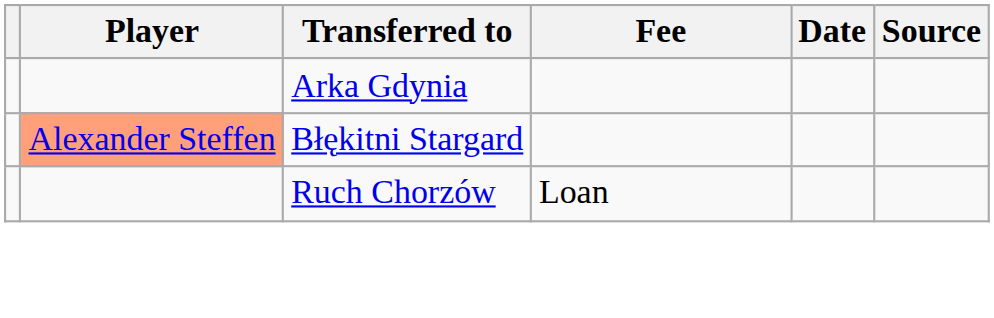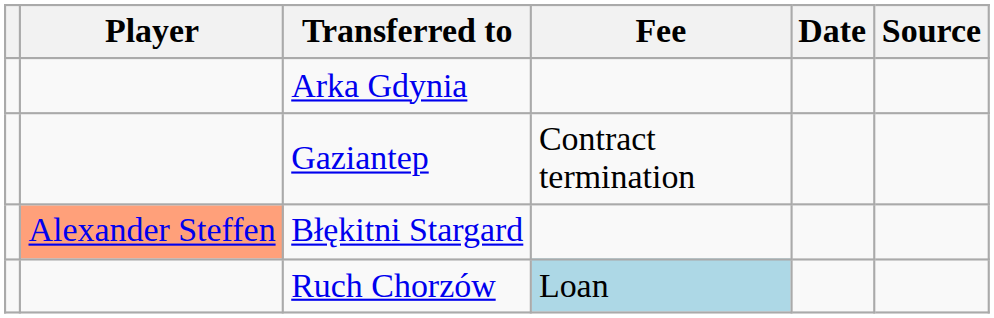+ row: (360, 158)
(574, 192) no background -> (574, 284) lightblue background
